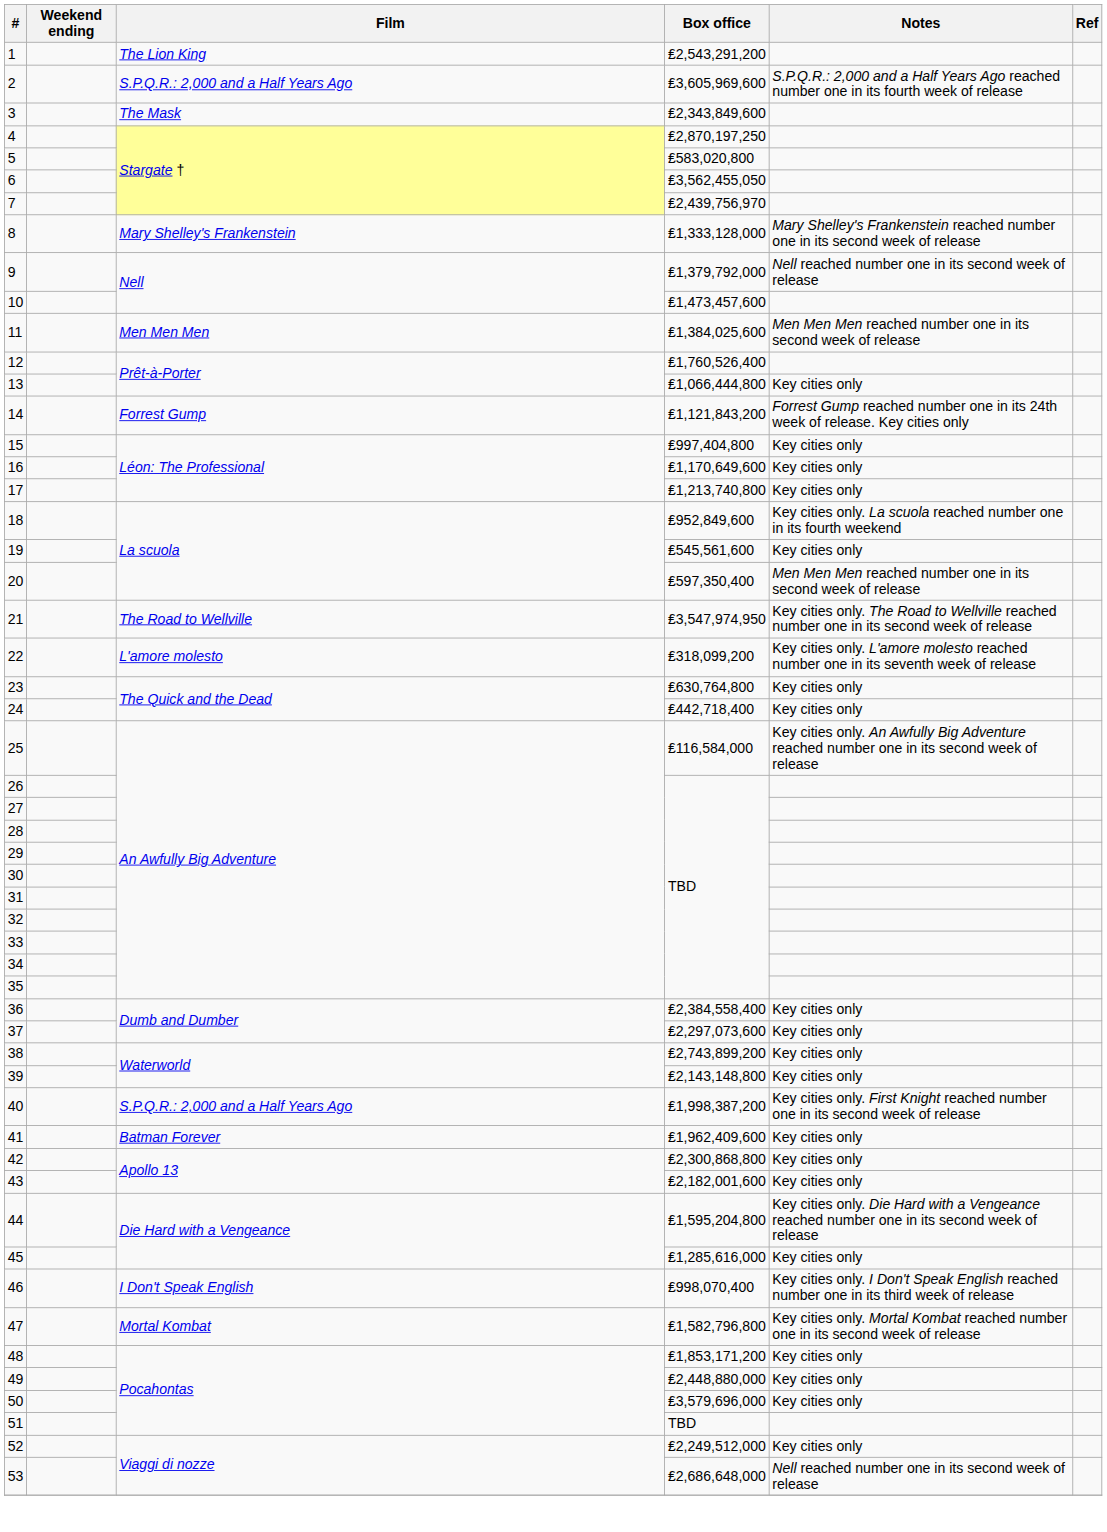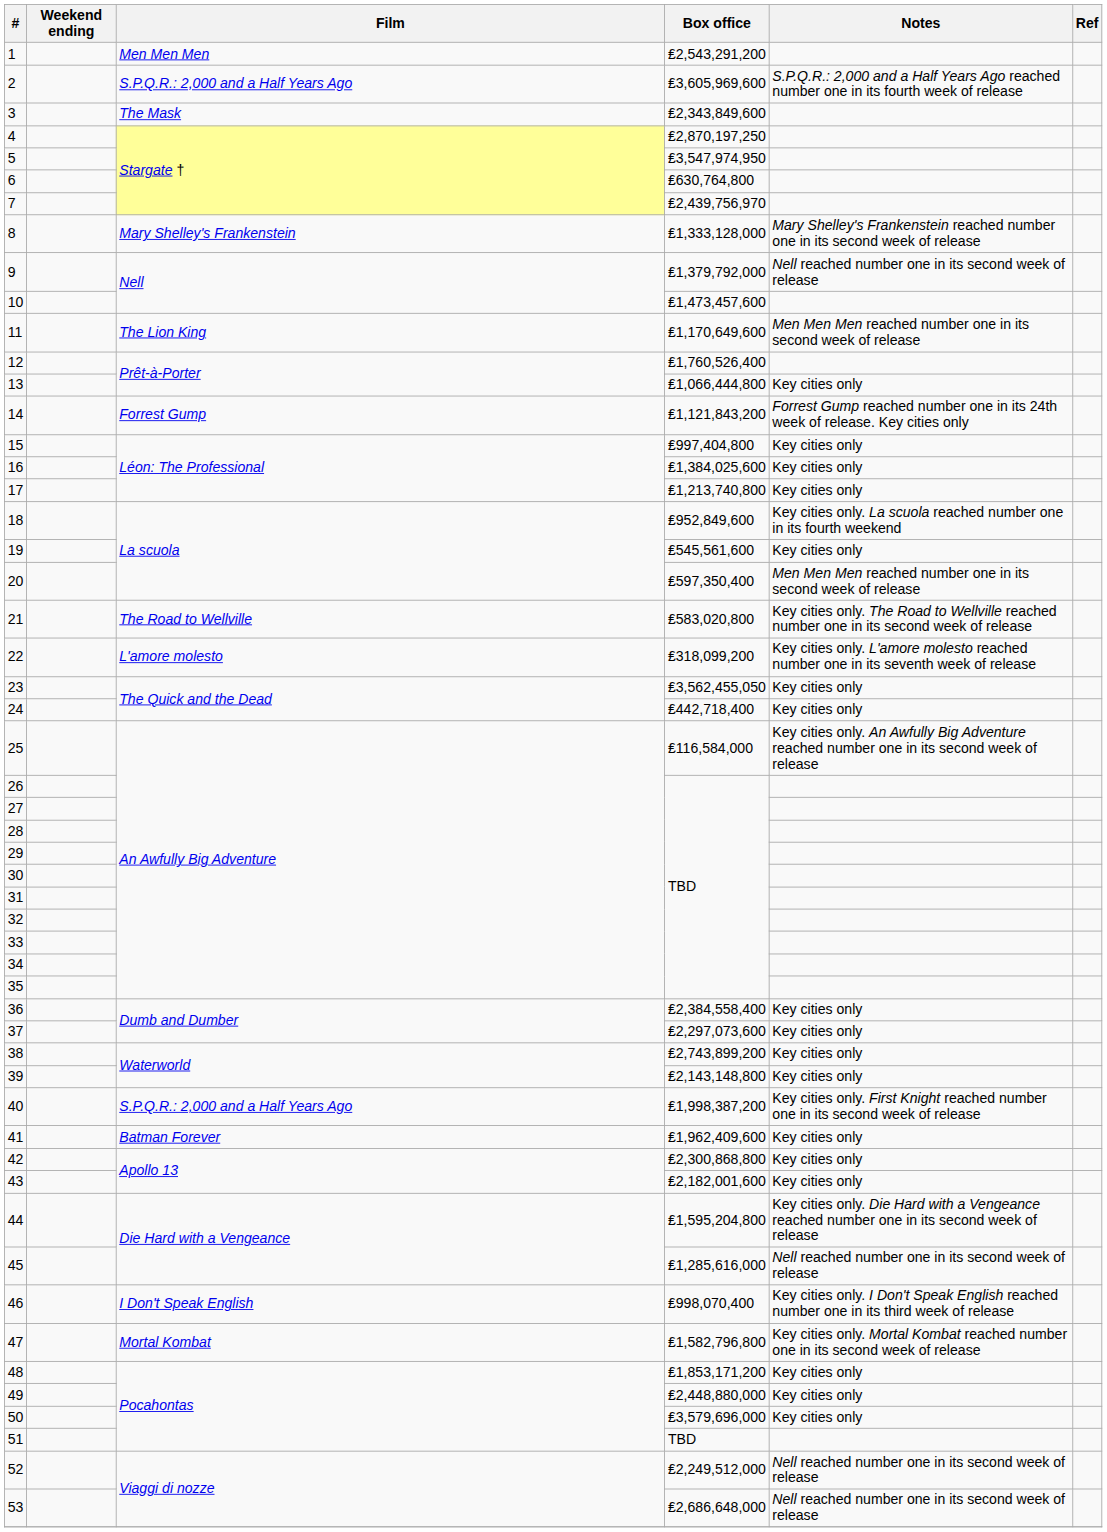(163, 53) The Lion King -> (164, 53) Men Men Men
(711, 158) ₤583,020,800 -> (717, 158) ₤3,547,974,950
(717, 181) ₤3,562,455,050 -> (711, 181) ₤630,764,800
(164, 332) Men Men Men -> (163, 332) The Lion King
(717, 332) ₤1,384,025,600 -> (717, 332) ₤1,170,649,600
(717, 467) ₤1,170,649,600 -> (717, 467) ₤1,384,025,600
(717, 619) ₤3,547,974,950 -> (711, 619) ₤583,020,800
(711, 687) ₤630,764,800 -> (717, 687) ₤3,562,455,050
(817, 1258) Key cities only -> (919, 1266) Nell reached number one in its second week of release
(817, 1446) Key cities only -> (919, 1469) Nell reached number one in its second week of release
